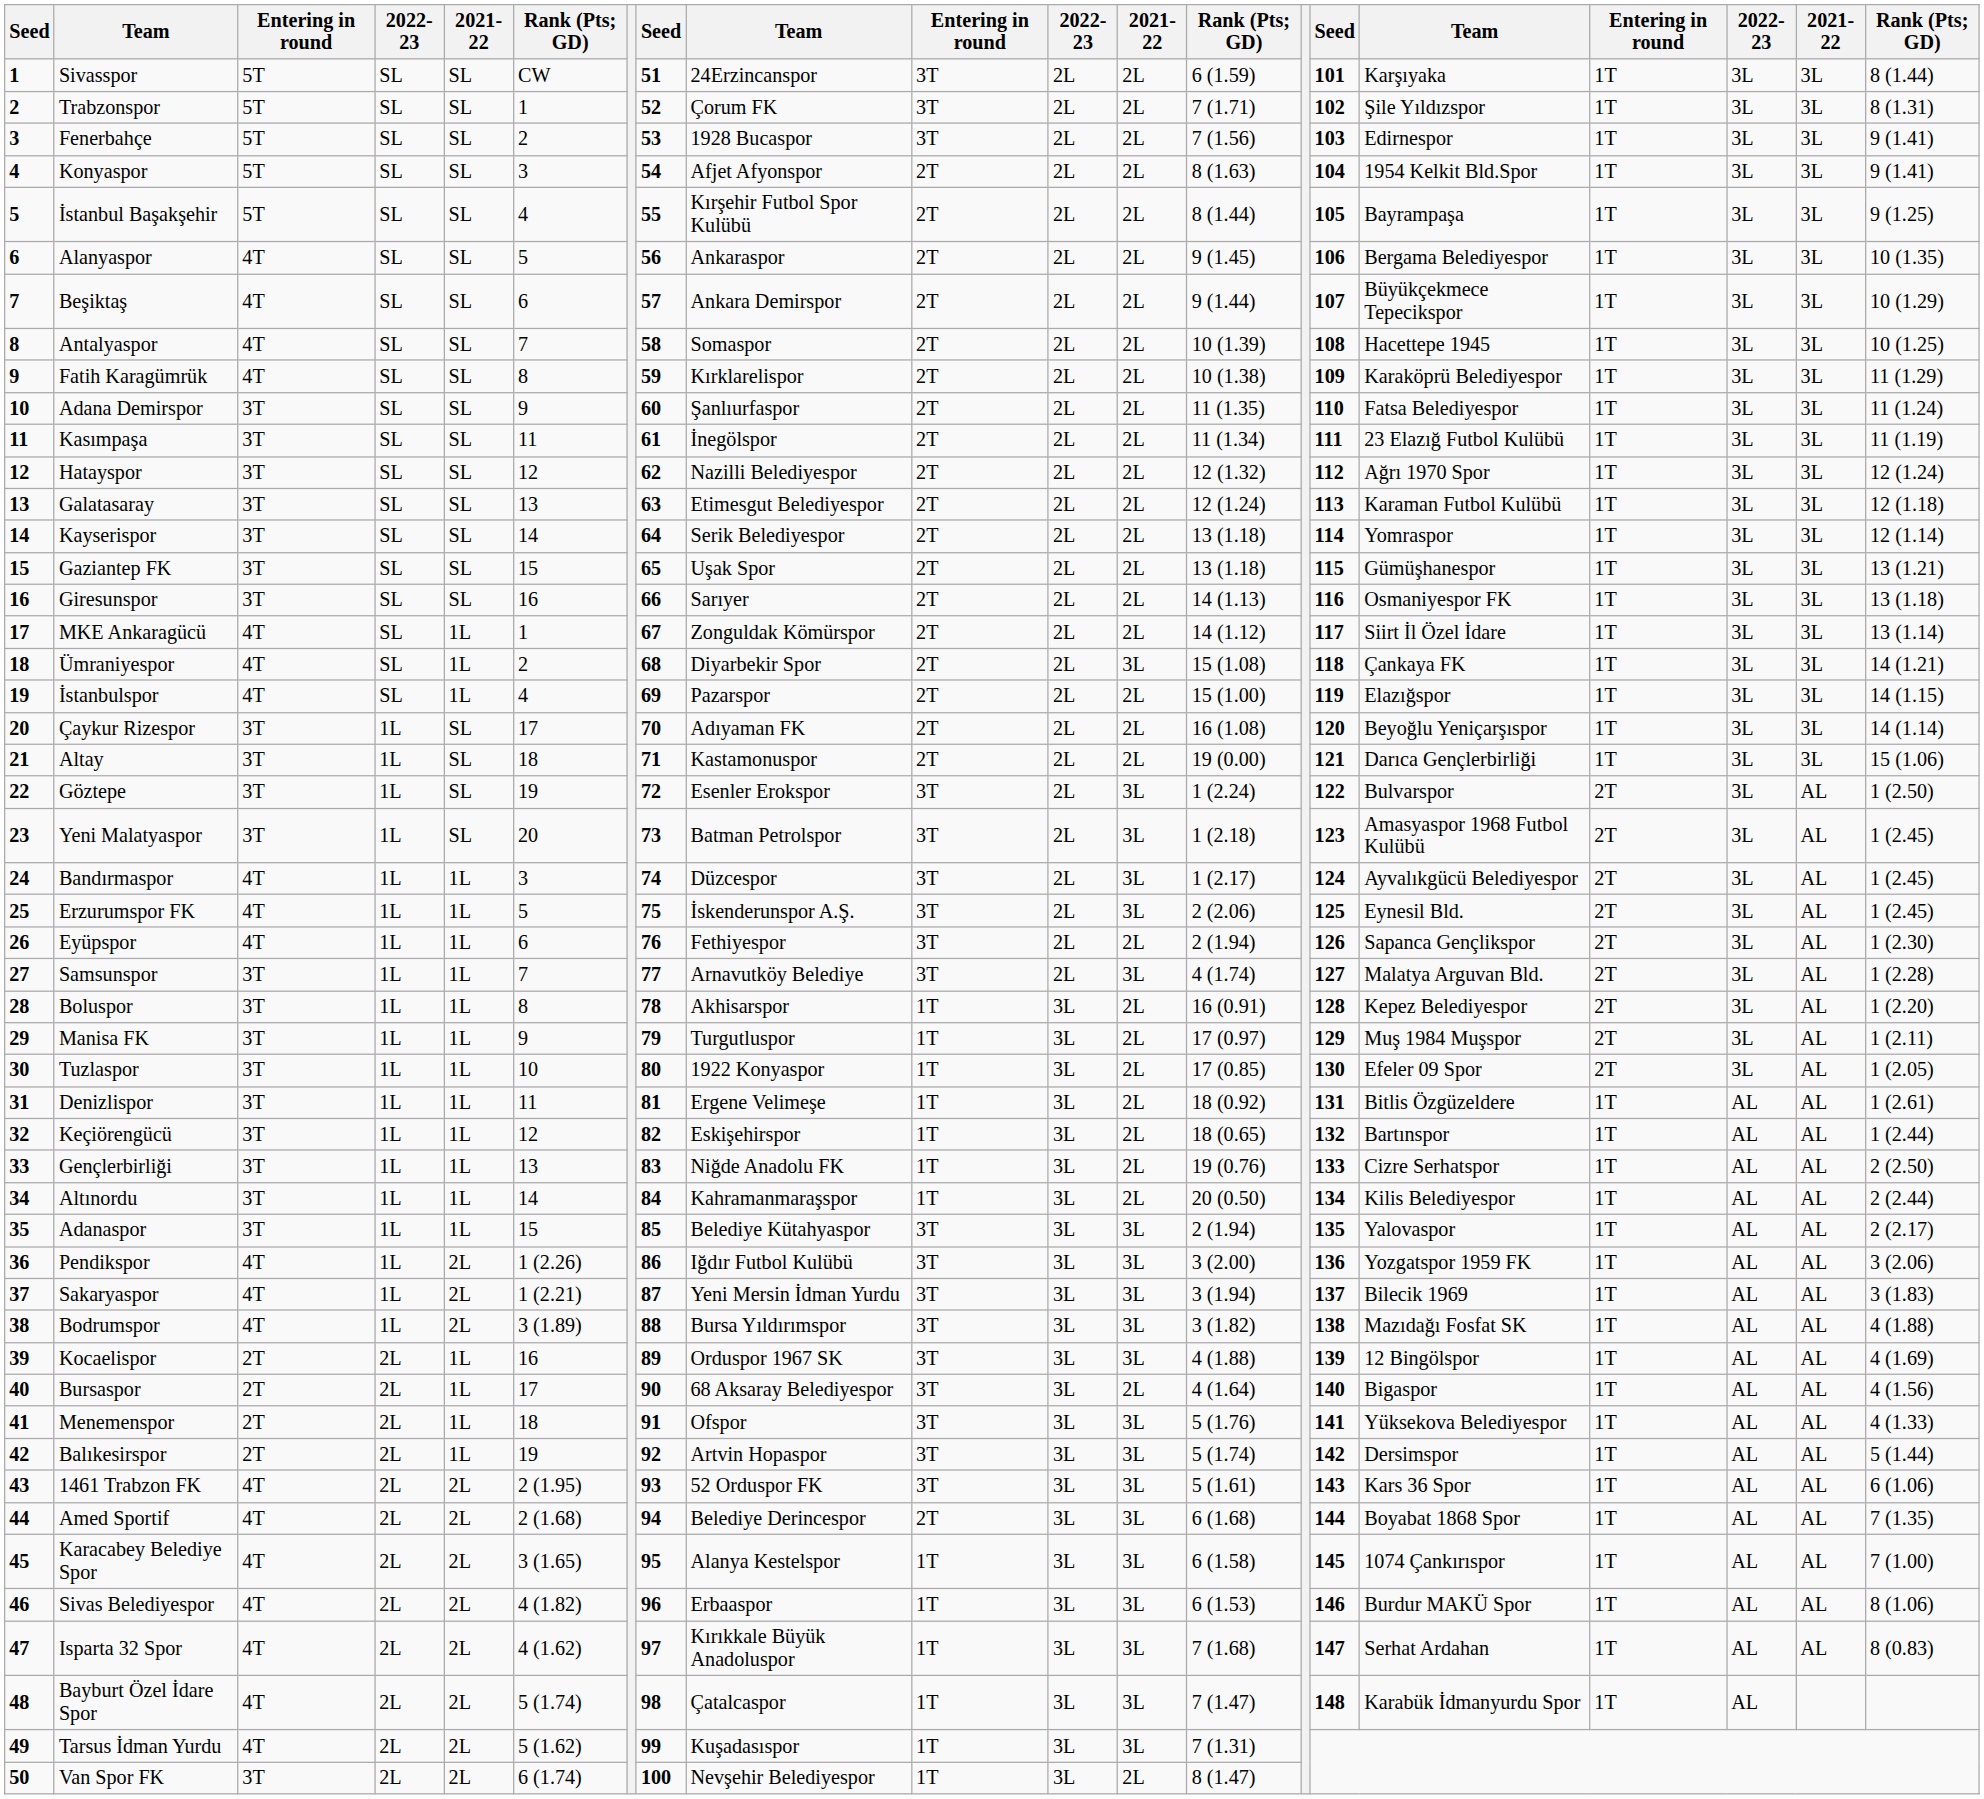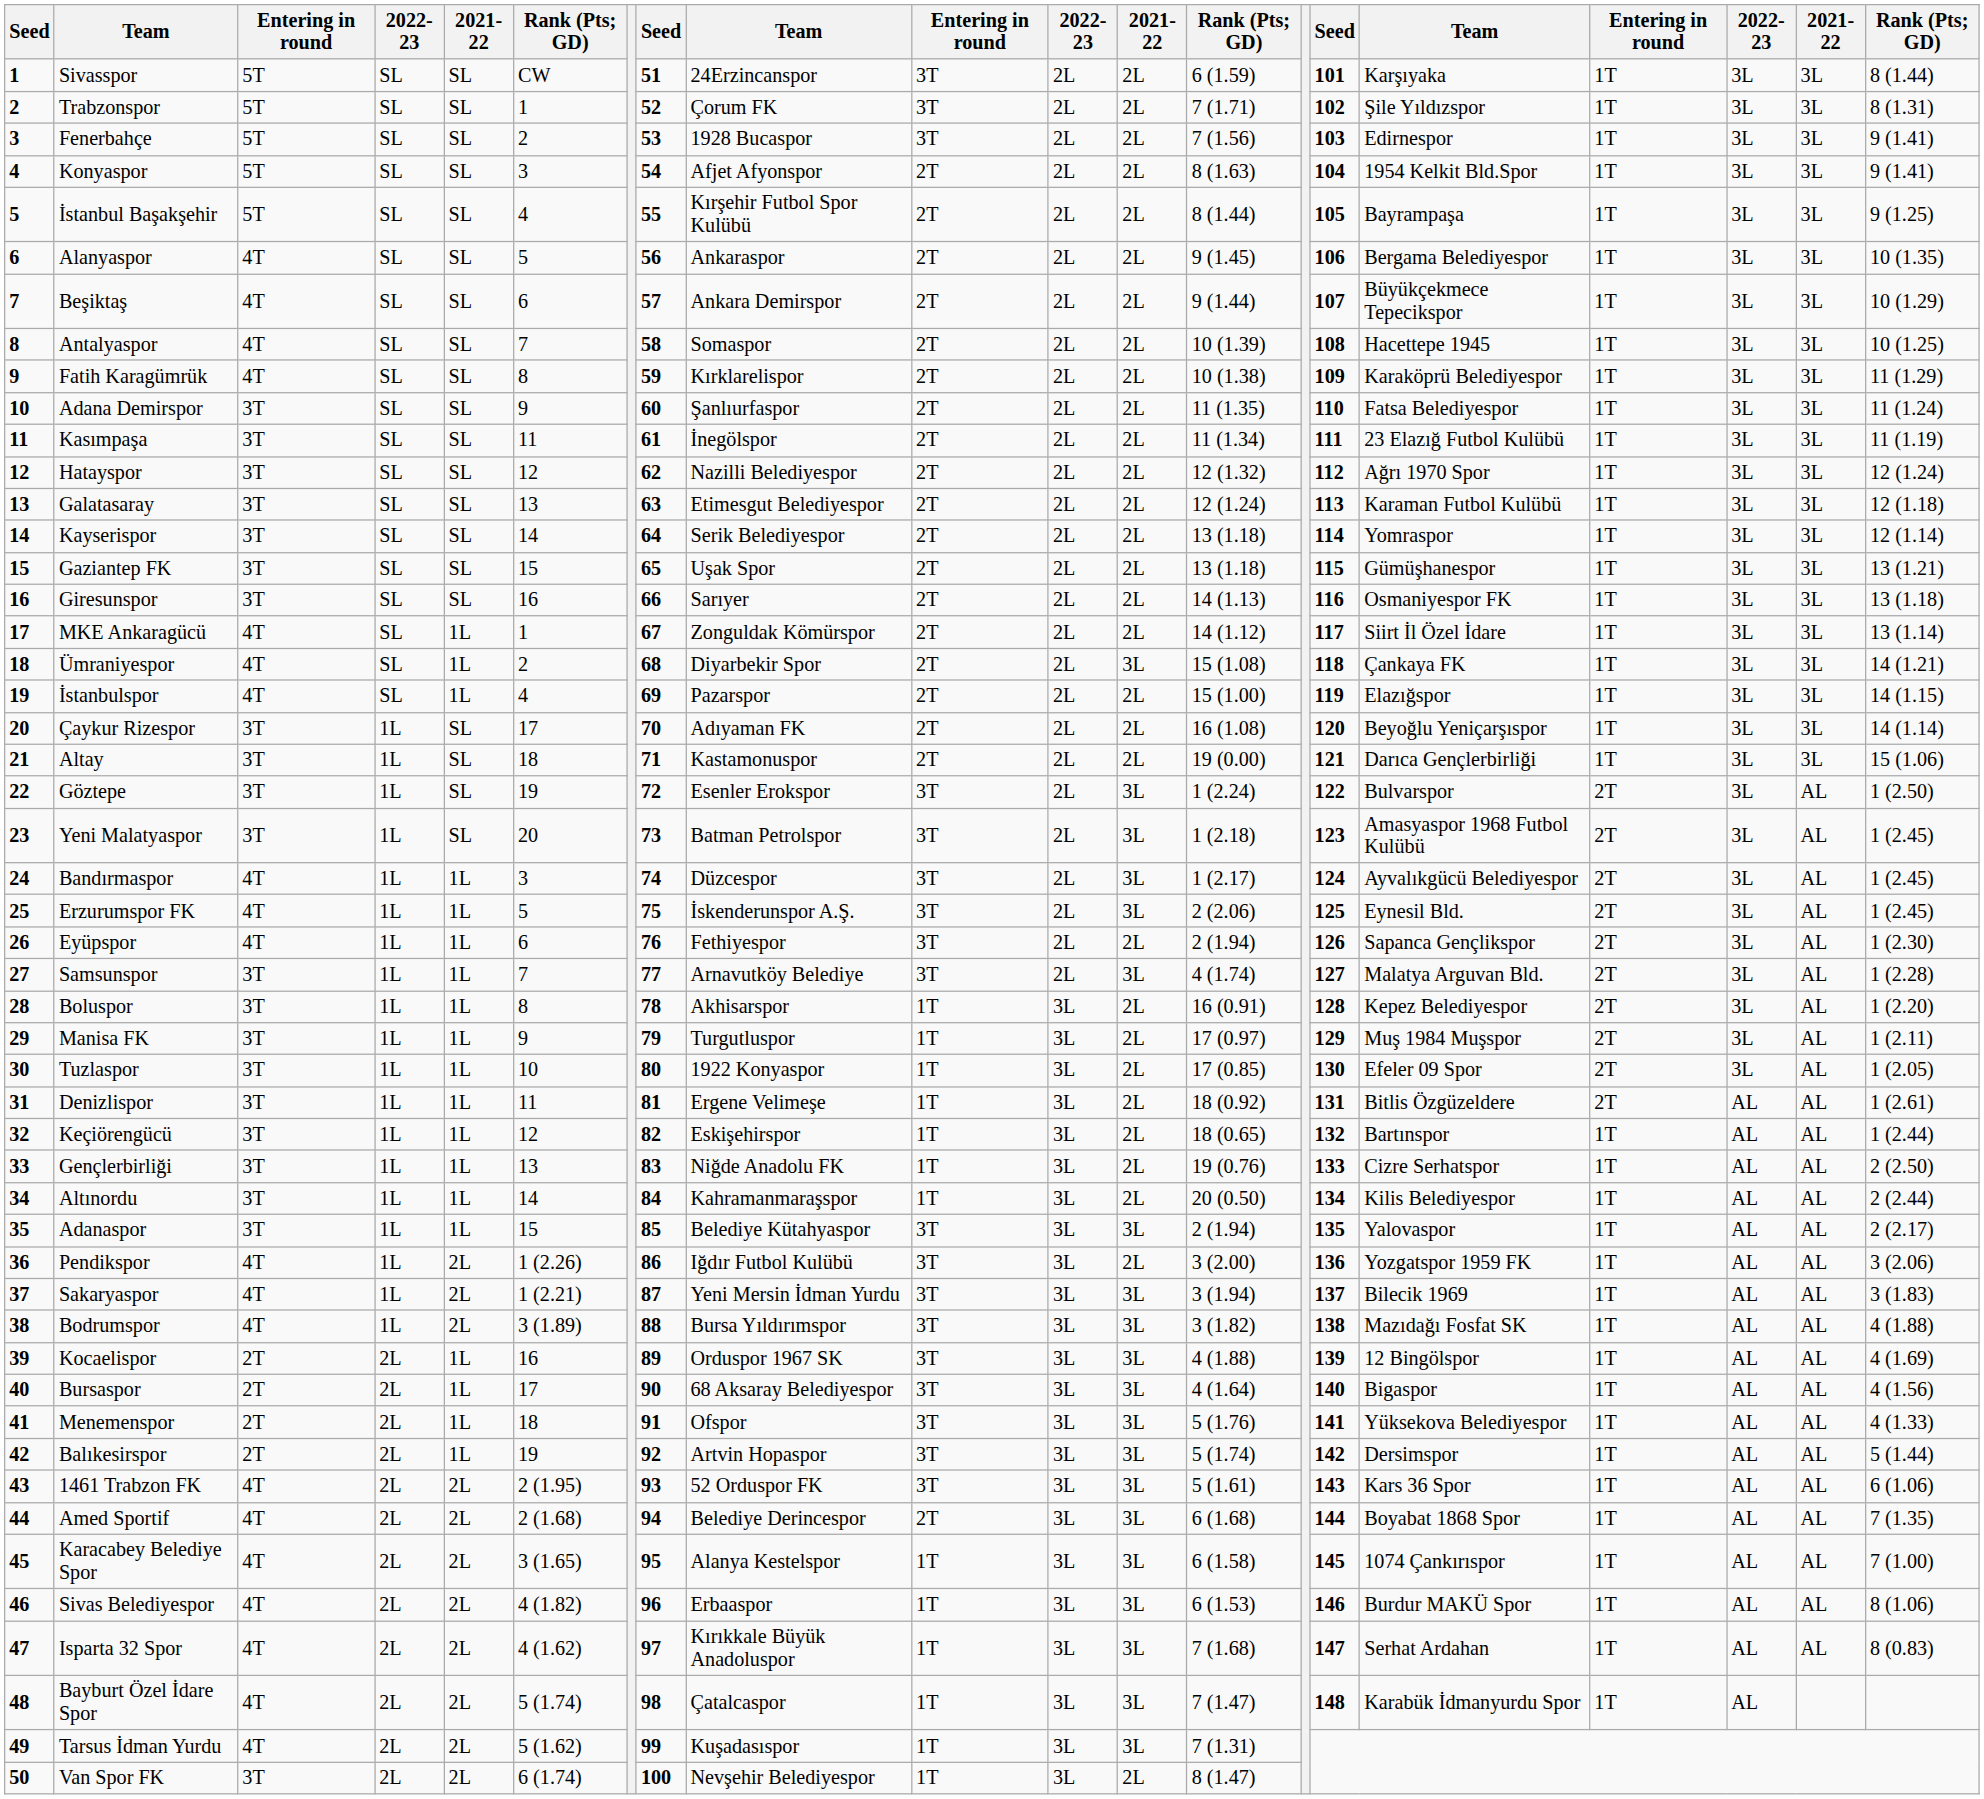(1606, 1102) 1T -> (1606, 1102) 2T
(1134, 1262) 3L -> (1134, 1262) 2L
(1134, 1390) 2L -> (1134, 1390) 3L
